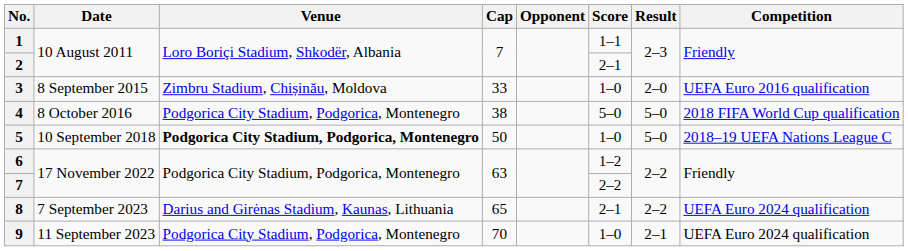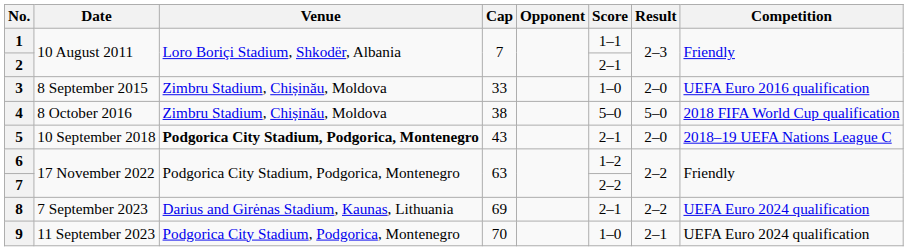(311, 112) Podgorica City Stadium, Podgorica, Montenegro -> (275, 112) Zimbru Stadium, Chișinău, Moldova
(499, 137) 50 -> (499, 137) 43
(610, 137) 1–0 -> (610, 137) 2–1
(656, 137) 5–0 -> (656, 137) 2–0
(499, 209) 65 -> (499, 209) 69
